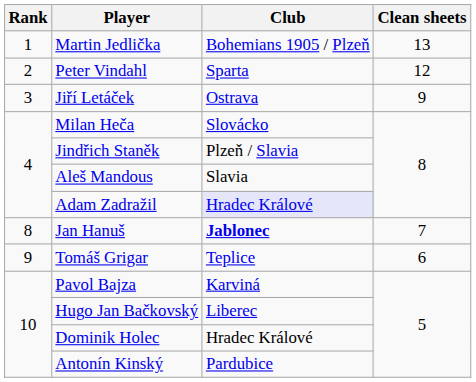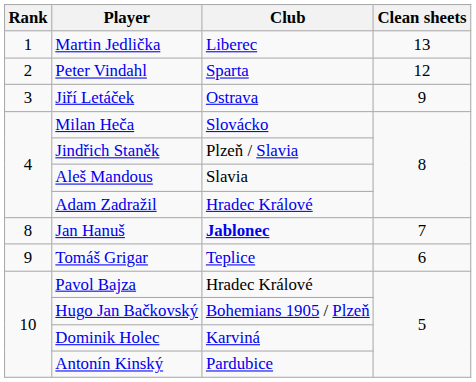(288, 44) Bohemians 1905 / Plzeň -> (232, 44) Liberec
(259, 204) lavender background -> (259, 204) no background
(233, 284) Karviná -> (259, 284) Hradec Králové
(232, 310) Liberec -> (288, 310) Bohemians 1905 / Plzeň
(259, 337) Hradec Králové -> (233, 337) Karviná
